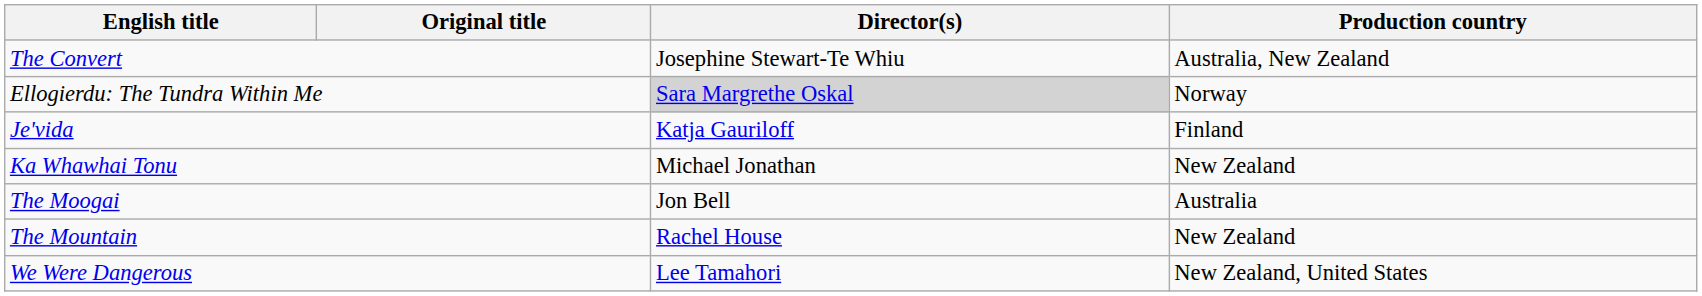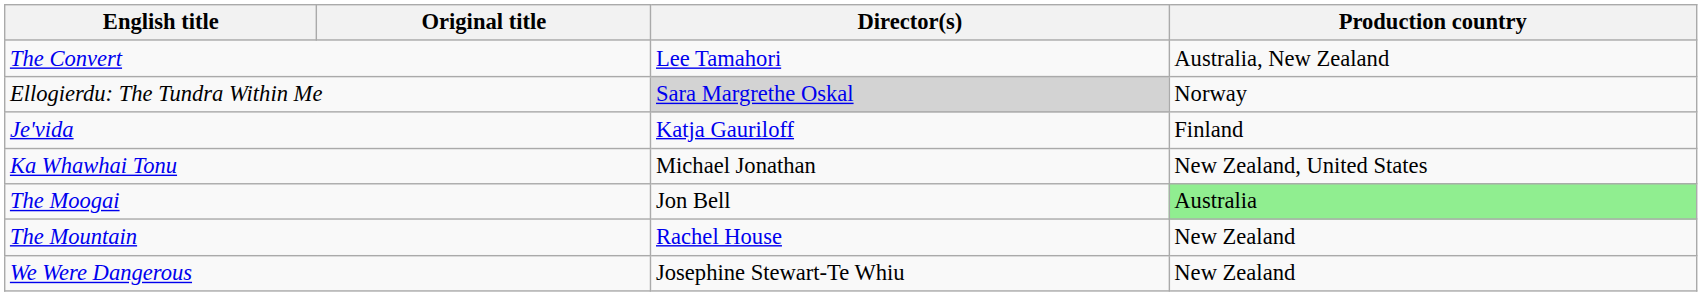(780, 58) Josephine Stewart-Te Whiu -> (719, 58) Lee Tamahori
(1235, 165) New Zealand -> (1301, 165) New Zealand, United States
(1216, 201) no background -> (1216, 201) lightgreen background
(719, 272) Lee Tamahori -> (780, 272) Josephine Stewart-Te Whiu
(1301, 272) New Zealand, United States -> (1235, 272) New Zealand
